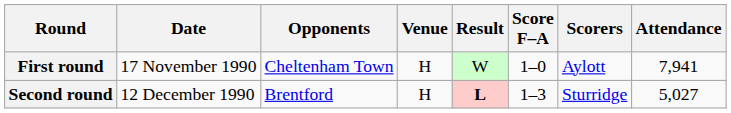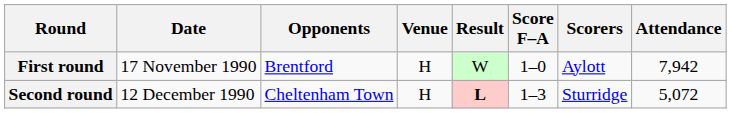(329, 66) Cheltenham Town -> (299, 66) Brentford
(679, 66) 7,941 -> (679, 66) 7,942
(299, 94) Brentford -> (329, 94) Cheltenham Town
(679, 94) 5,027 -> (679, 94) 5,072
